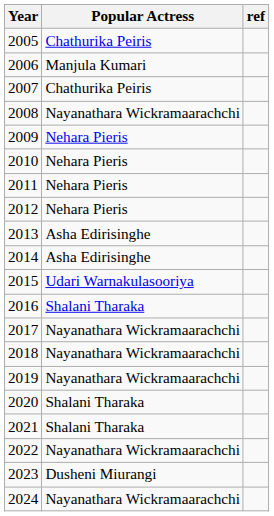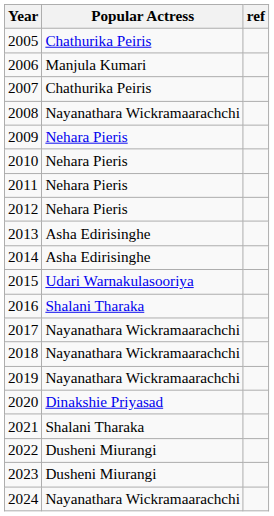(95, 402) Shalani Tharaka -> (104, 402) Dinakshie Priyasad
(143, 450) Nayanathara Wickramaarachchi -> (101, 450) Dusheni Miurangi
